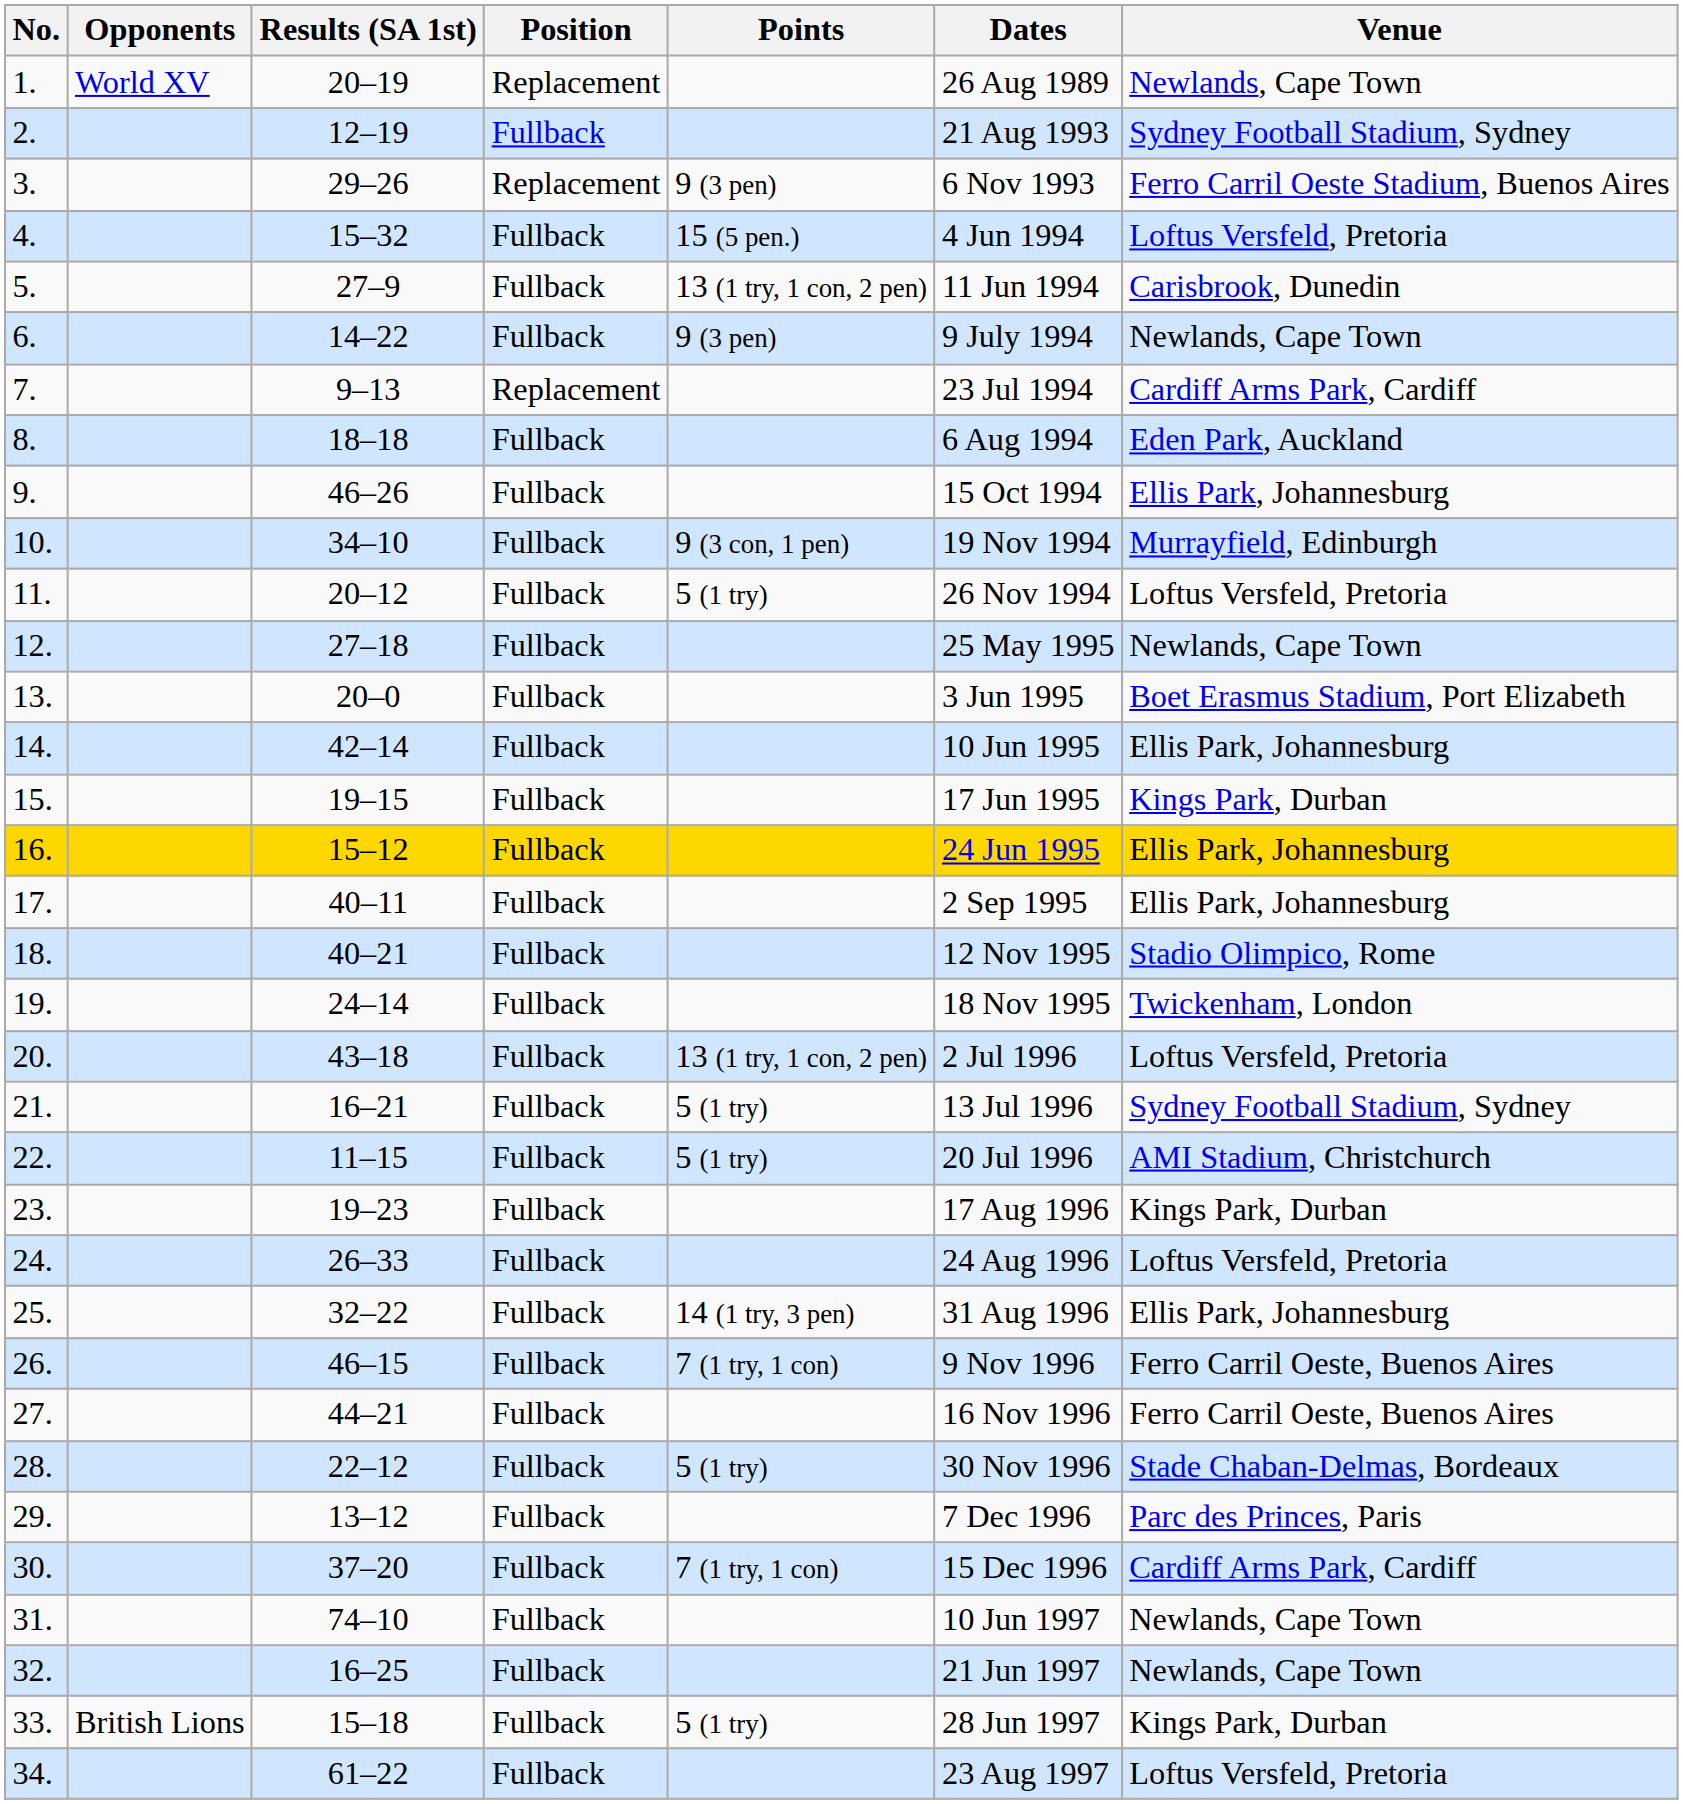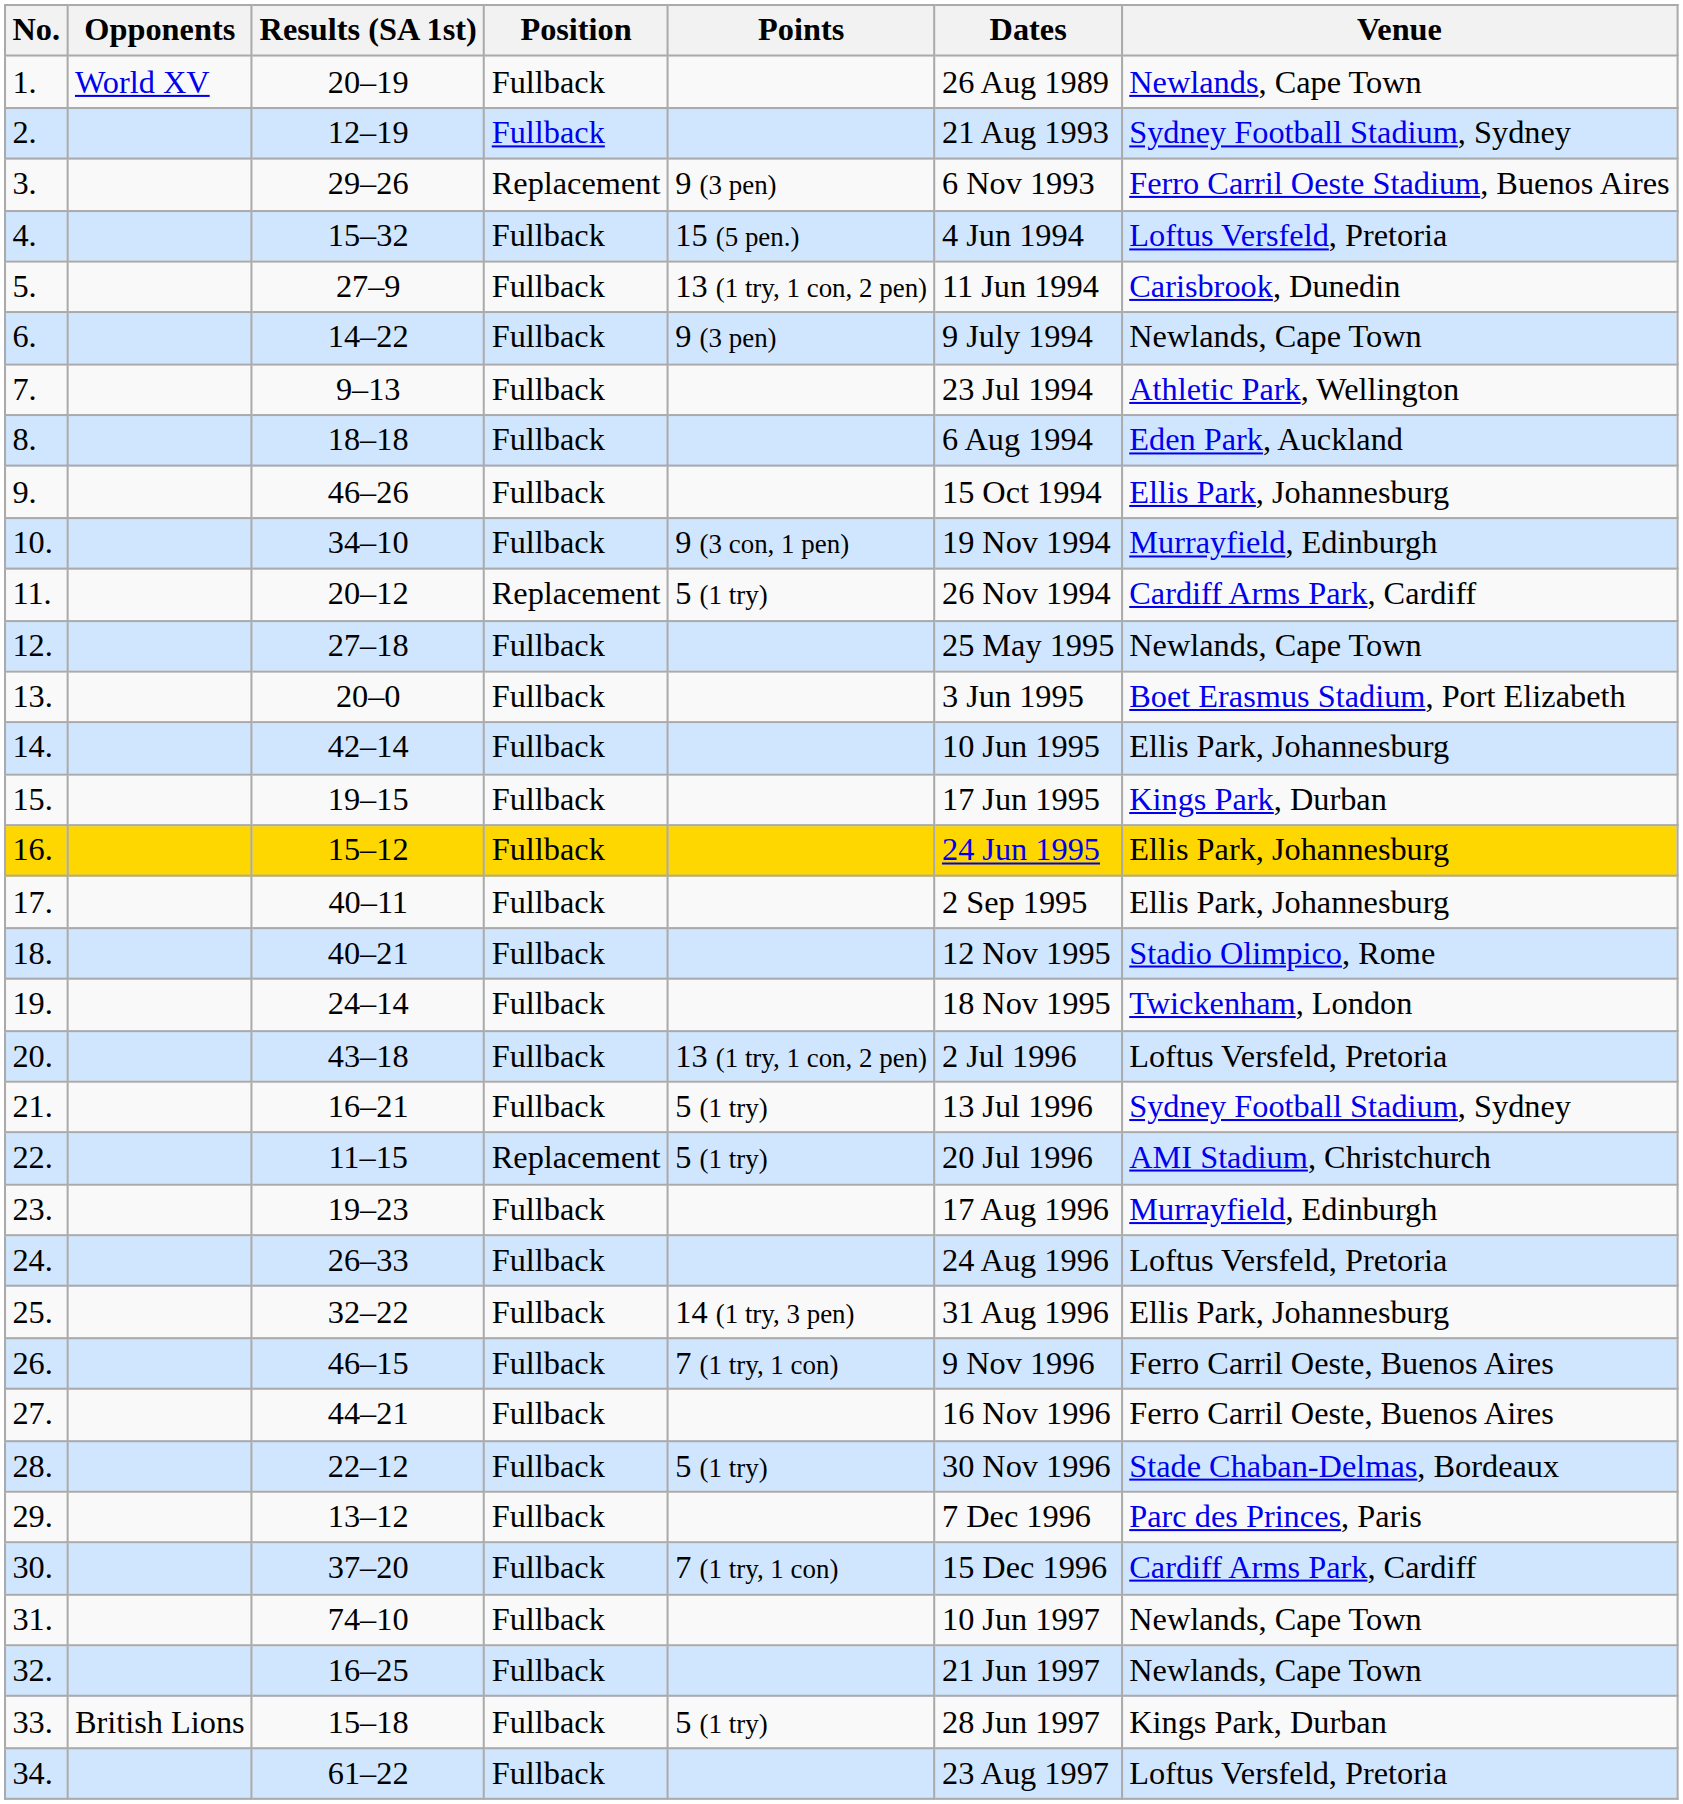(576, 81) Replacement -> (548, 81) Fullback
(576, 388) Replacement -> (548, 388) Fullback
(1303, 388) Cardiff Arms Park, Cardiff -> (1294, 388) Athletic Park, Wellington
(548, 593) Fullback -> (576, 593) Replacement
(1288, 593) Loftus Versfeld, Pretoria -> (1303, 593) Cardiff Arms Park, Cardiff
(548, 1157) Fullback -> (576, 1157) Replacement
(1258, 1209) Kings Park, Durban -> (1283, 1209) Murrayfield, Edinburgh
